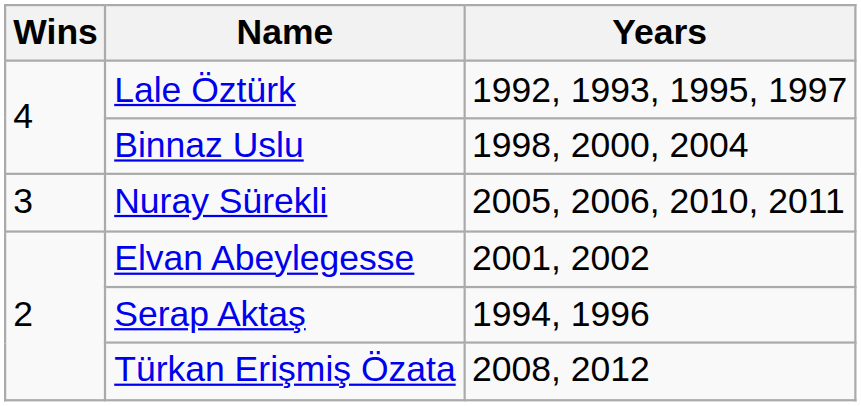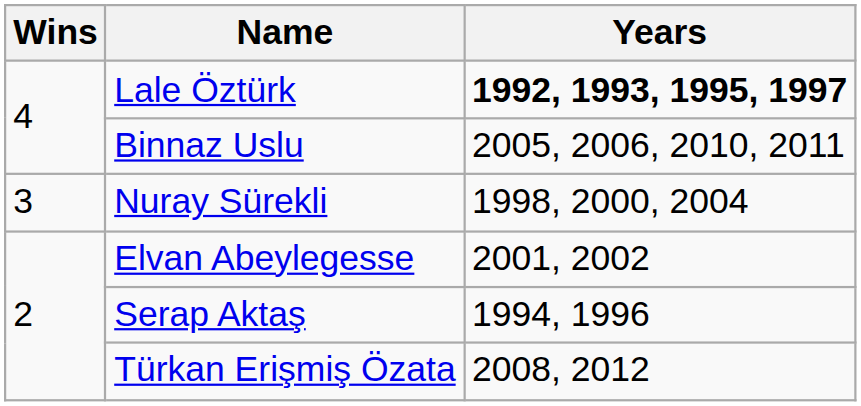(660, 88) normal -> (660, 88) bold
(610, 145) 1998, 2000, 2004 -> (658, 145) 2005, 2006, 2010, 2011
(658, 201) 2005, 2006, 2010, 2011 -> (610, 201) 1998, 2000, 2004
